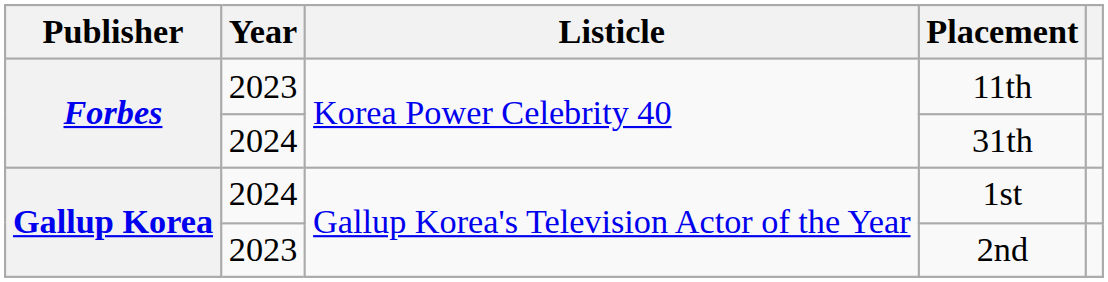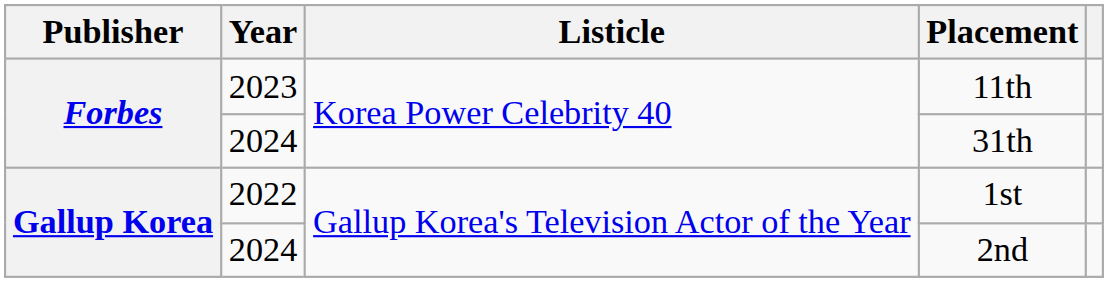(263, 194) 2024 -> (263, 194) 2022
(263, 248) 2023 -> (263, 248) 2024
